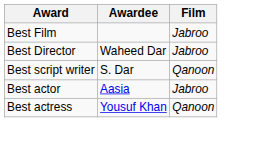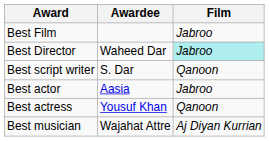(190, 51) no background -> (194, 51) paleturquoise background
+ row: (44, 126)
